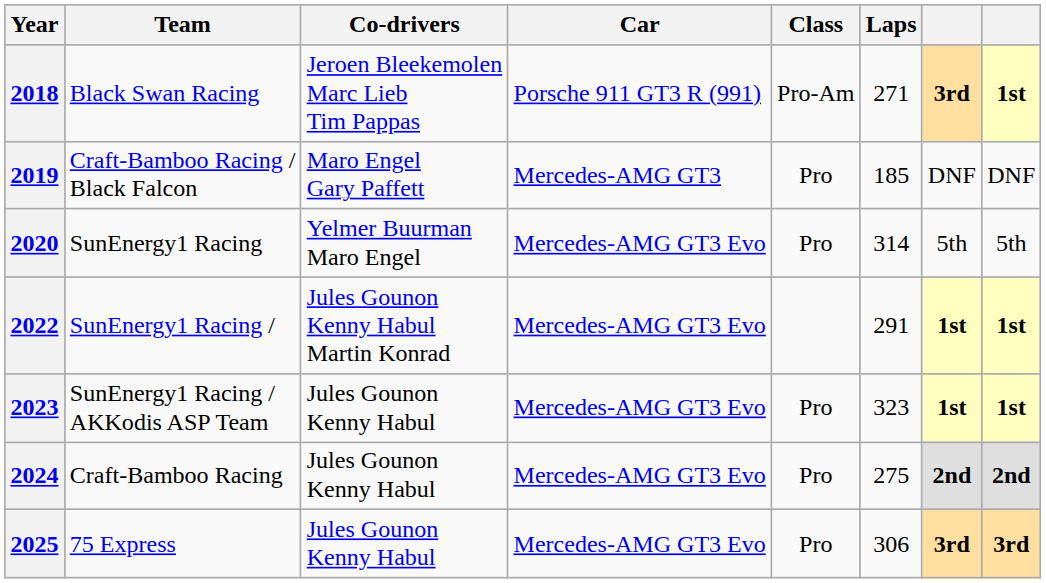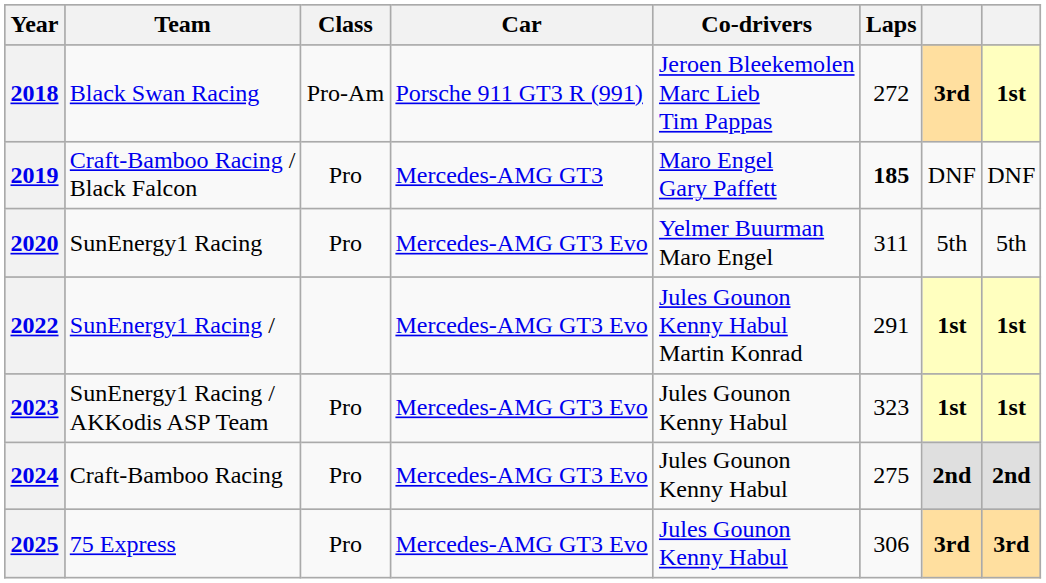columns swapped: (404, 24) <-> (816, 24)
(891, 92) 271 -> (891, 92) 272
(891, 175) normal -> (891, 175) bold
(891, 243) 314 -> (891, 243) 311
